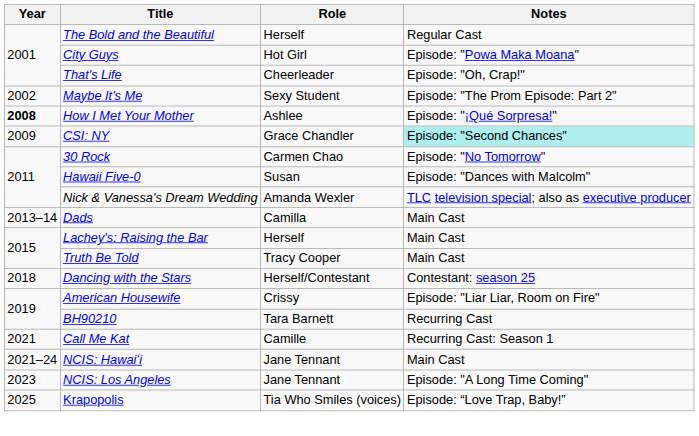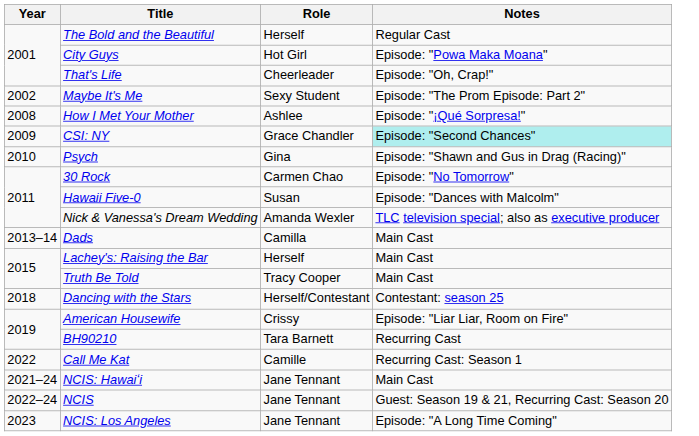(22, 116) bold -> (22, 116) normal
+ row: (81, 156)
(22, 339) 2021 -> (22, 359) 2022
+ row: (78, 400)
- row: (93, 400)
